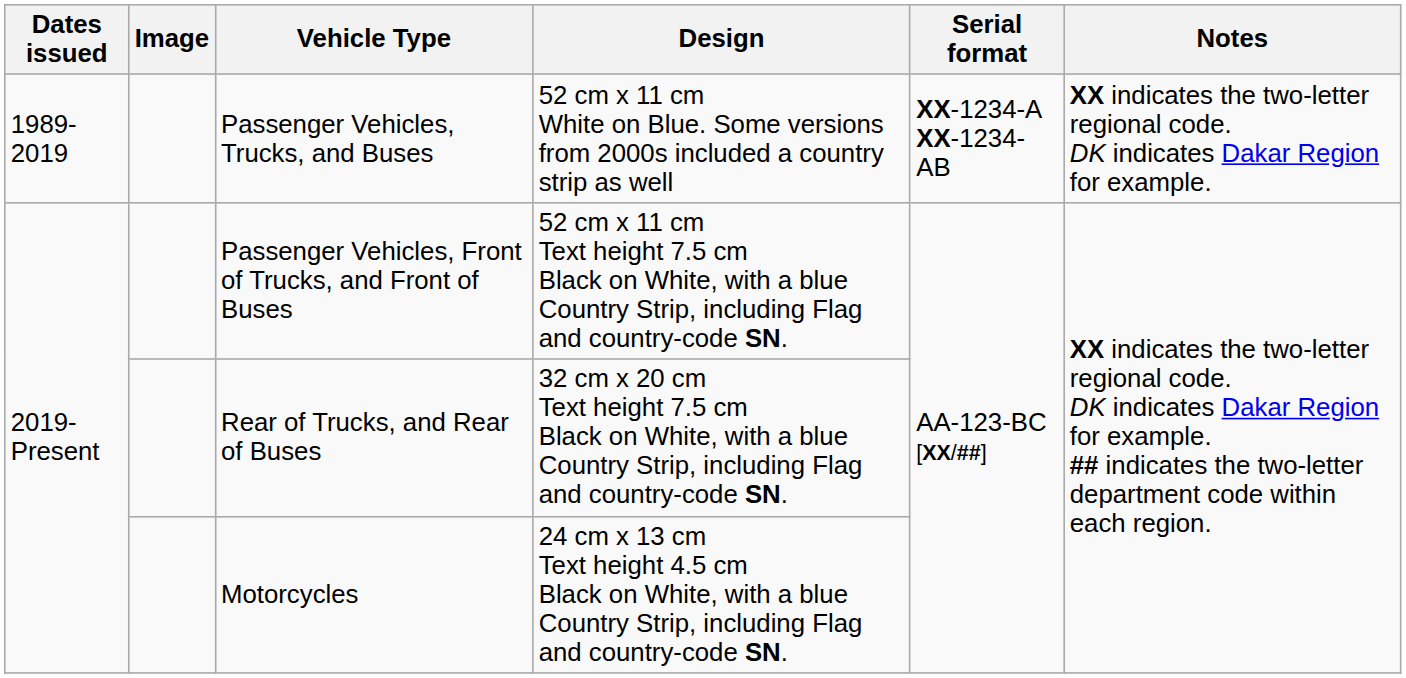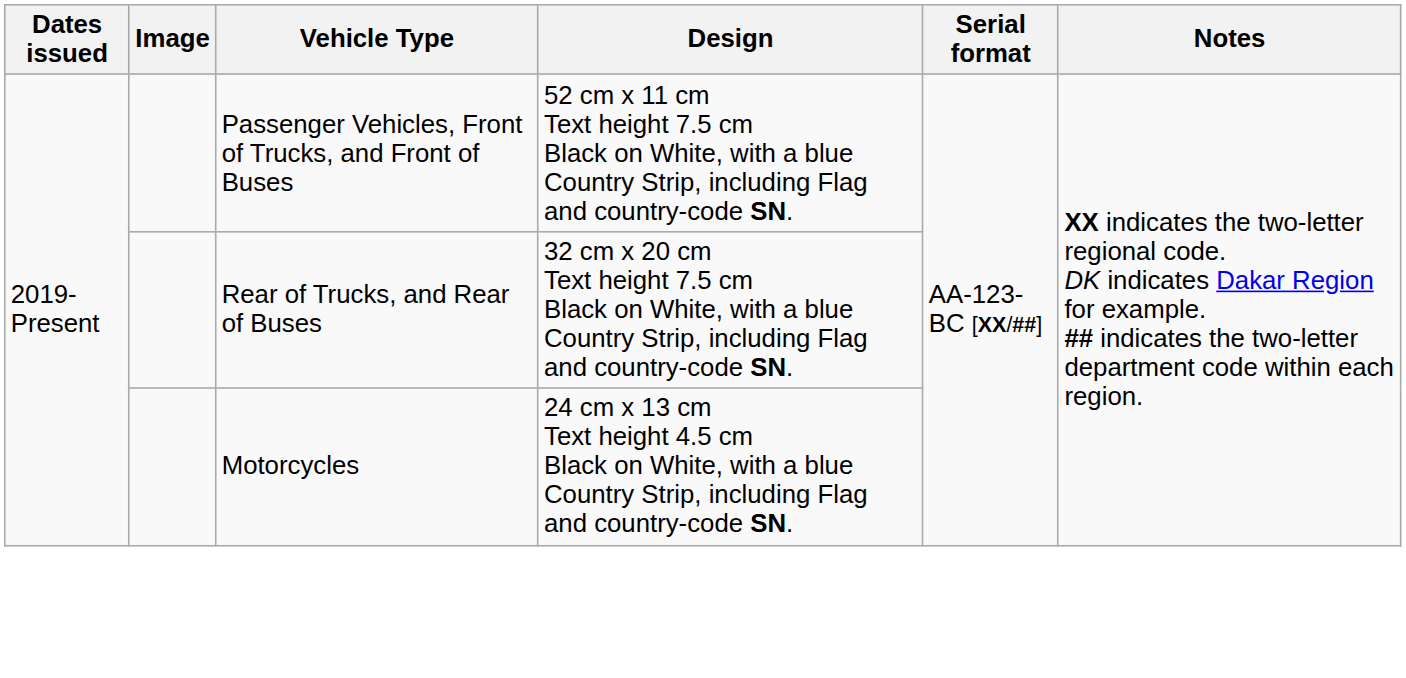- row: (338, 138)
